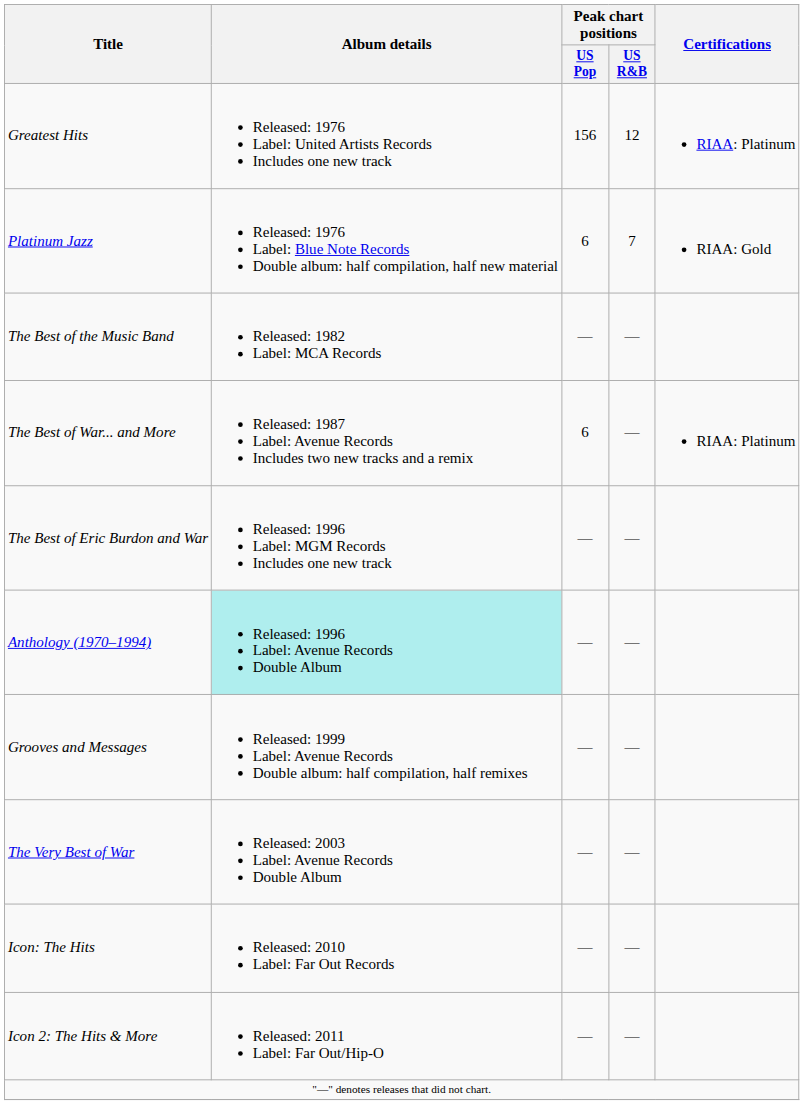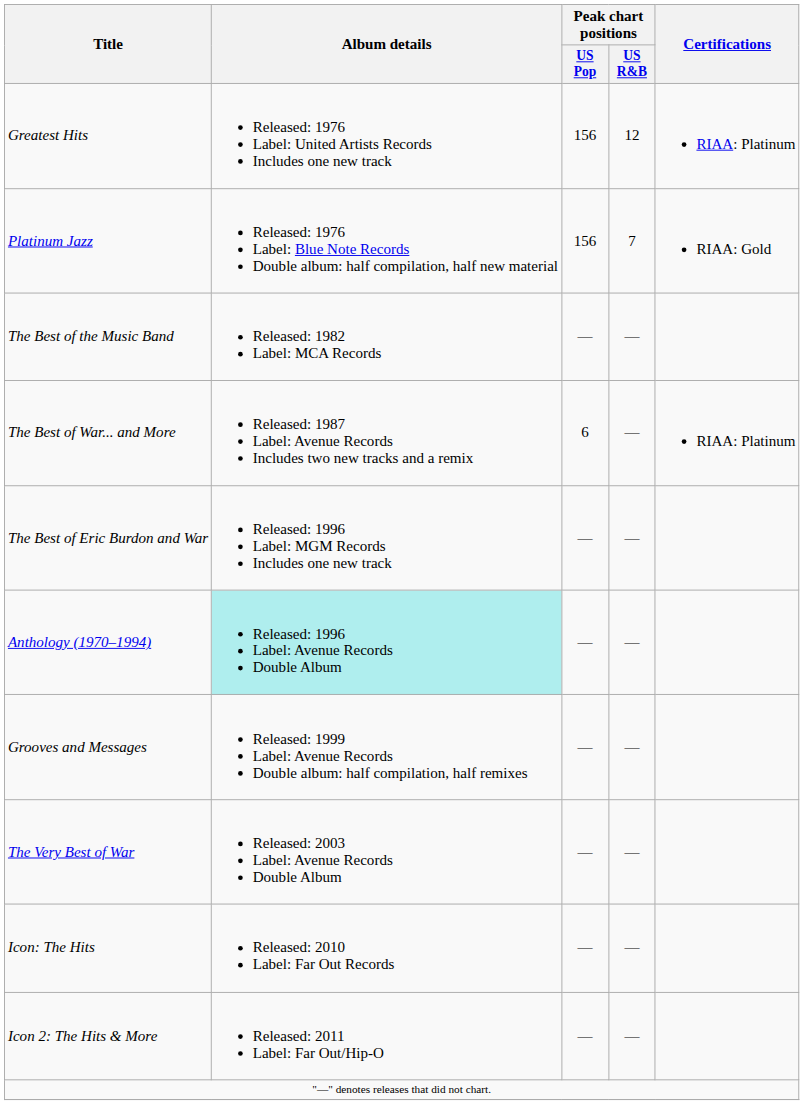(585, 240) 6 -> (585, 240) 156
